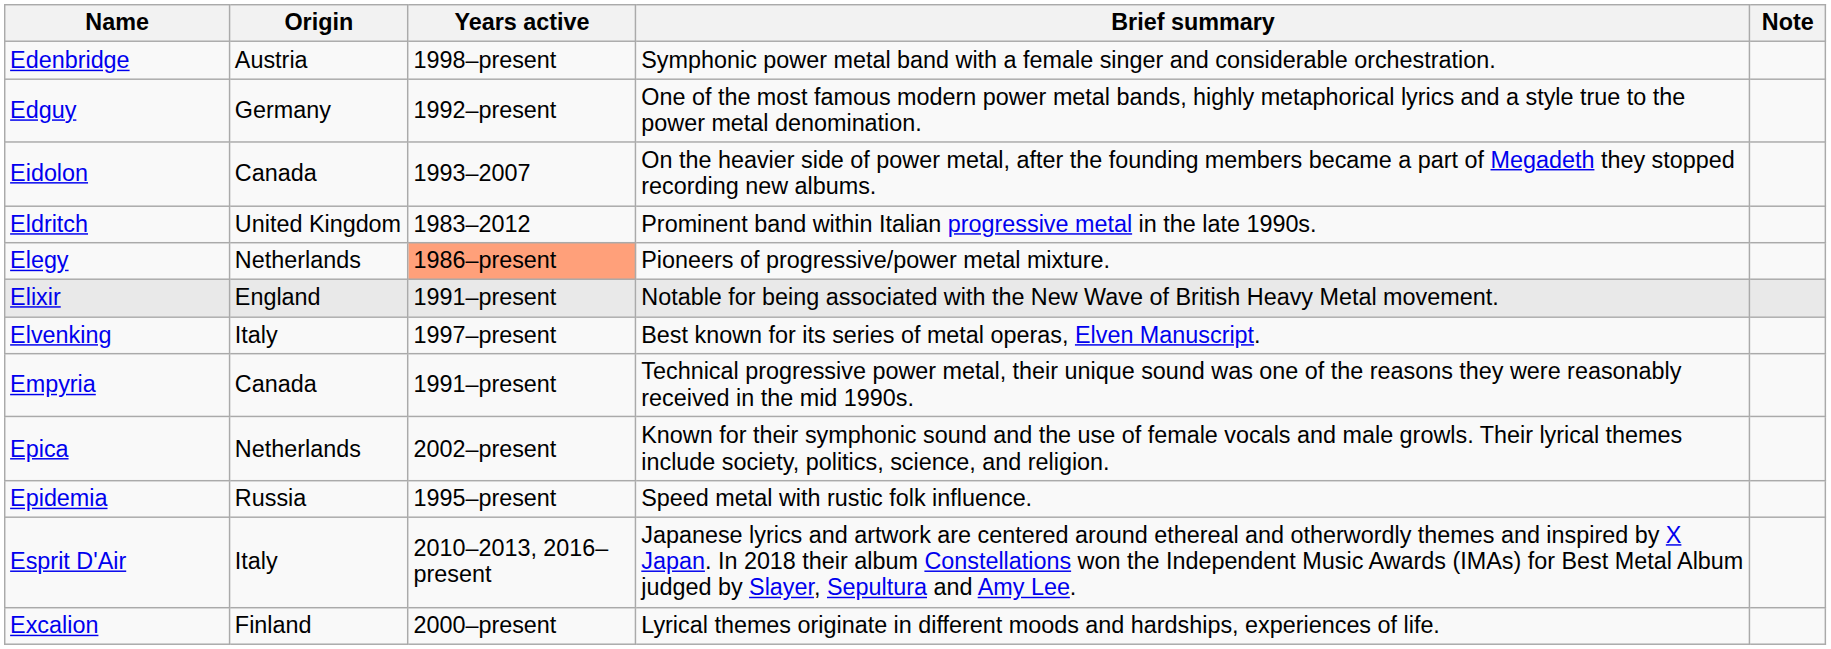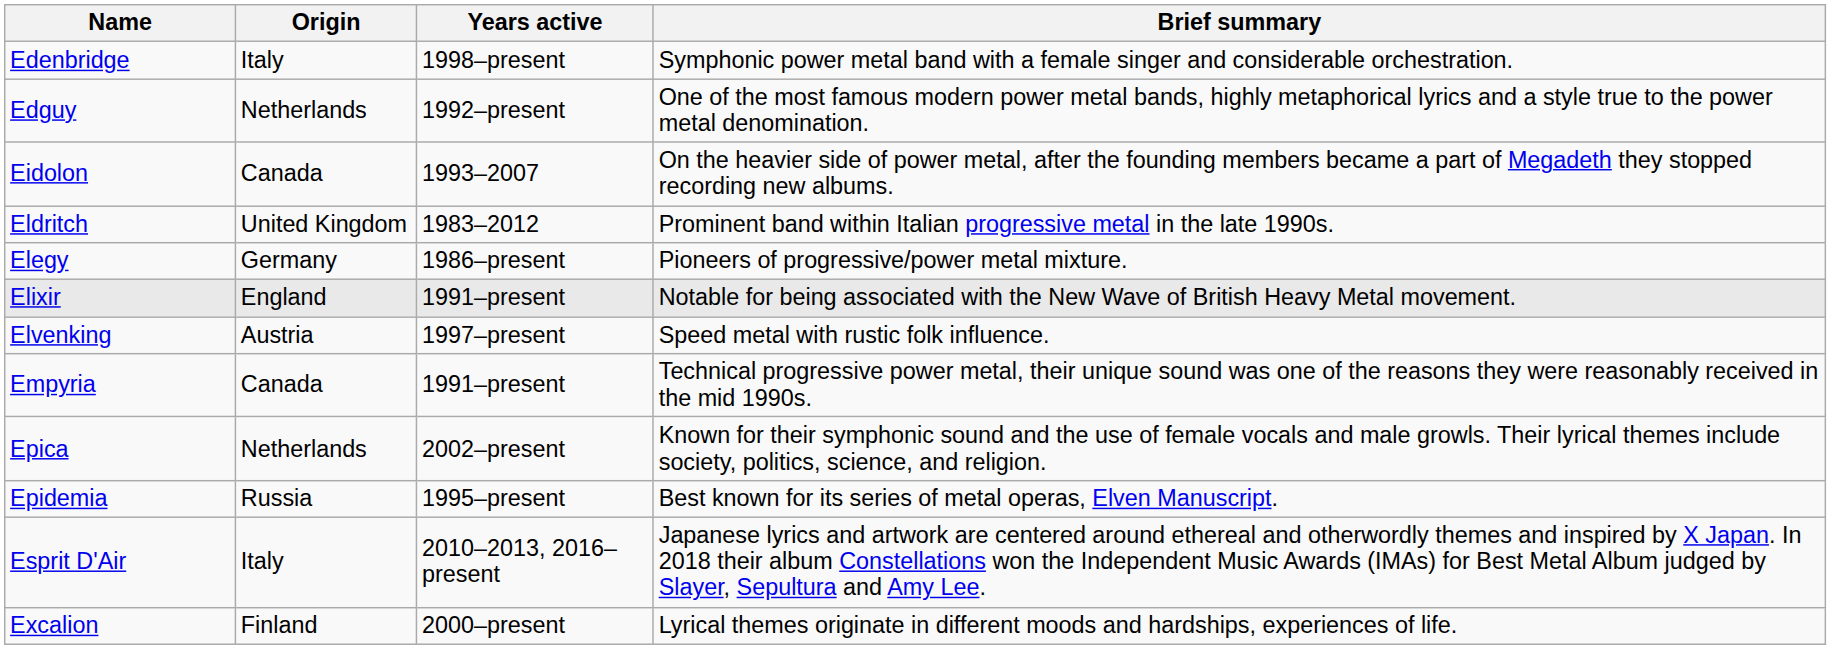- column: (1788, 23)
(271, 60) Austria -> (262, 60) Italy
(283, 110) Germany -> (304, 110) Netherlands
(298, 260) Netherlands -> (289, 260) Germany
(485, 260) lightsalmon background -> (494, 260) no background
(256, 334) Italy -> (277, 334) Austria
(951, 334) Best known for its series of metal operas, Elven Manuscript. -> (854, 334) Speed metal with rustic folk influence.
(837, 498) Speed metal with rustic folk influence. -> (968, 498) Best known for its series of metal operas, Elven Manuscript.
